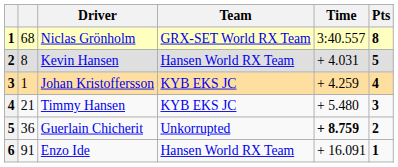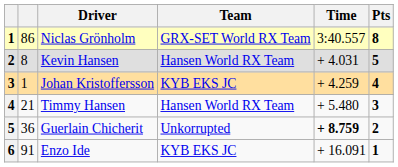(28, 38) 68 -> (28, 38) 86
(198, 106) KYB EKS JC -> (227, 106) Hansen World RX Team
(227, 151) Hansen World RX Team -> (198, 151) KYB EKS JC
